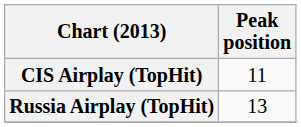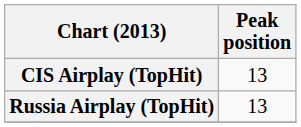(257, 74) 11 -> (257, 74) 13
